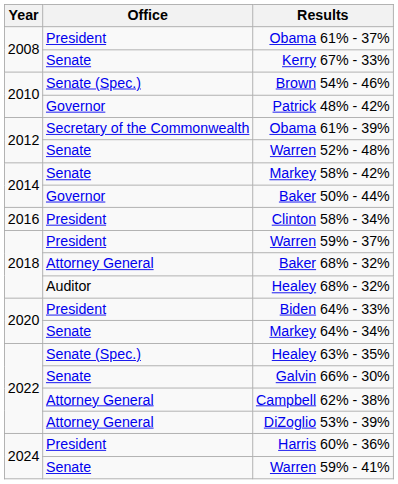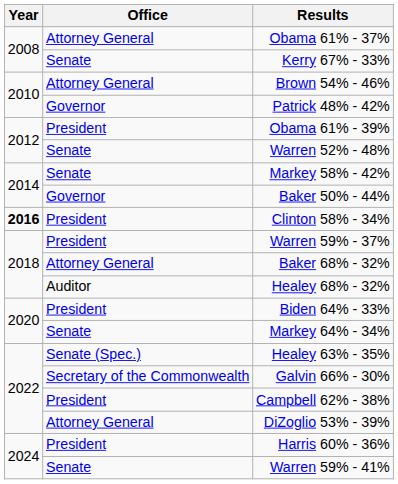(76, 38) President -> (100, 38) Attorney General
(93, 83) Senate (Spec.) -> (100, 83) Attorney General
(148, 128) Secretary of the Commonwealth -> (76, 128) President
(24, 219) normal -> (24, 219) bold
(69, 377) Senate -> (148, 377) Secretary of the Commonwealth
(100, 399) Attorney General -> (76, 399) President
